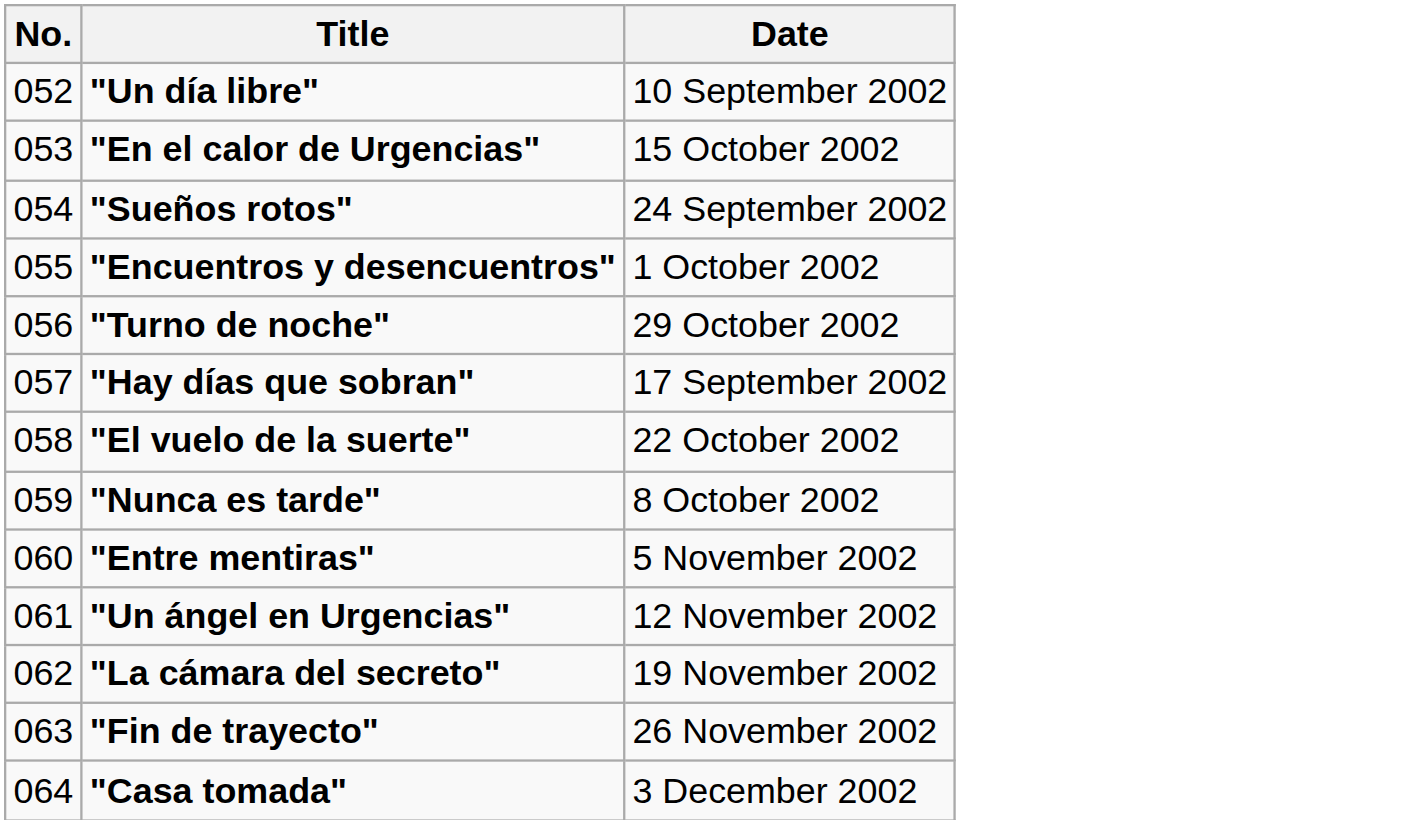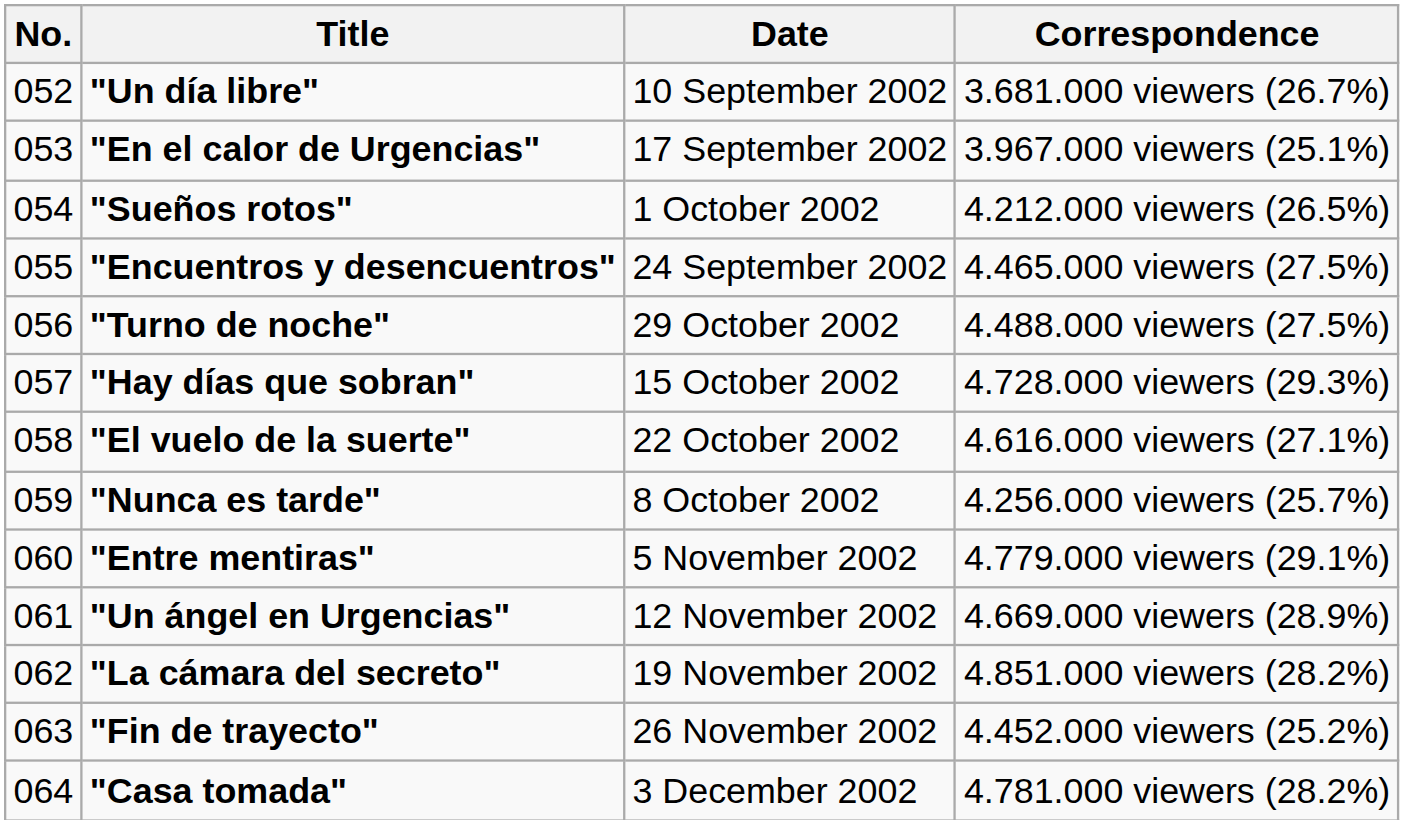+ column: (1177, 33)
(766, 149) 15 October 2002 -> (790, 149) 17 September 2002
(790, 207) 24 September 2002 -> (756, 207) 1 October 2002
(756, 265) 1 October 2002 -> (790, 265) 24 September 2002
(790, 382) 17 September 2002 -> (766, 382) 15 October 2002
